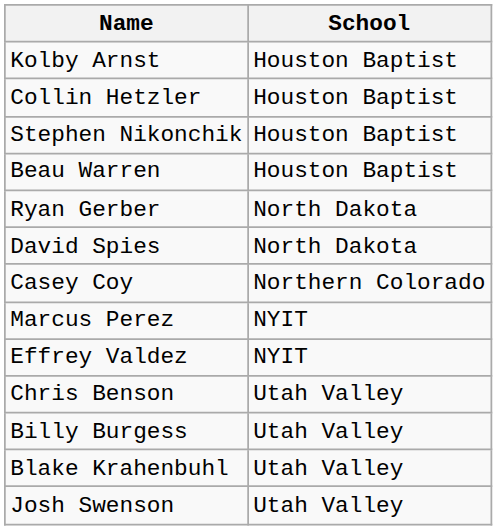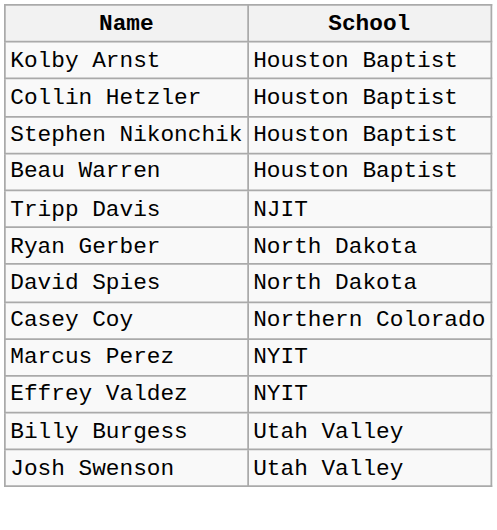+ row: (85, 209)
- row: (92, 394)
- row: (120, 468)
